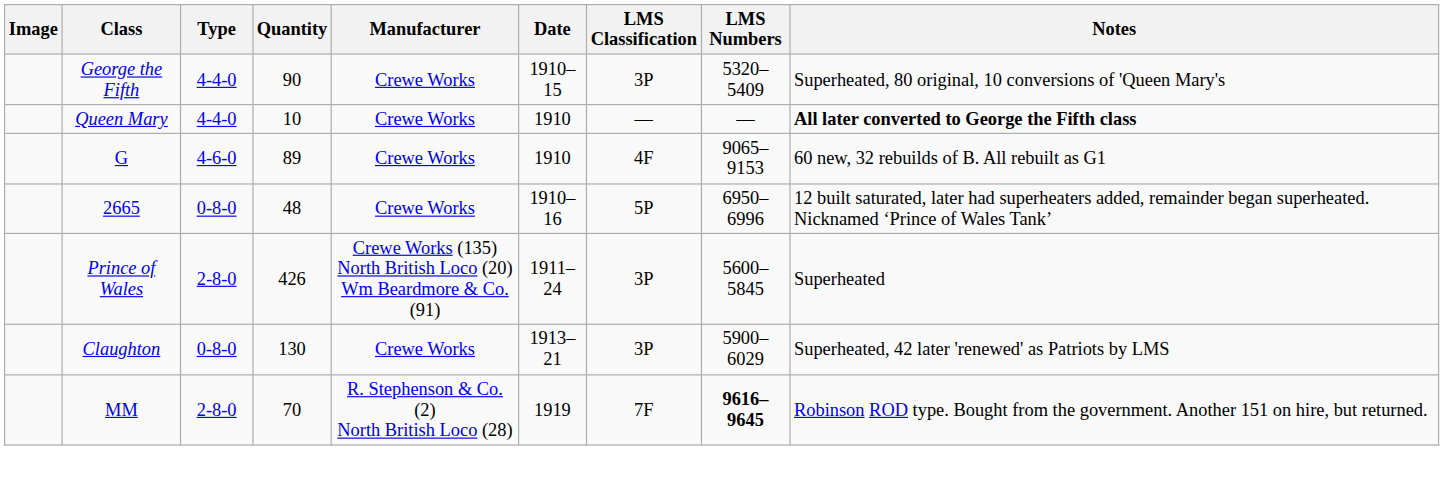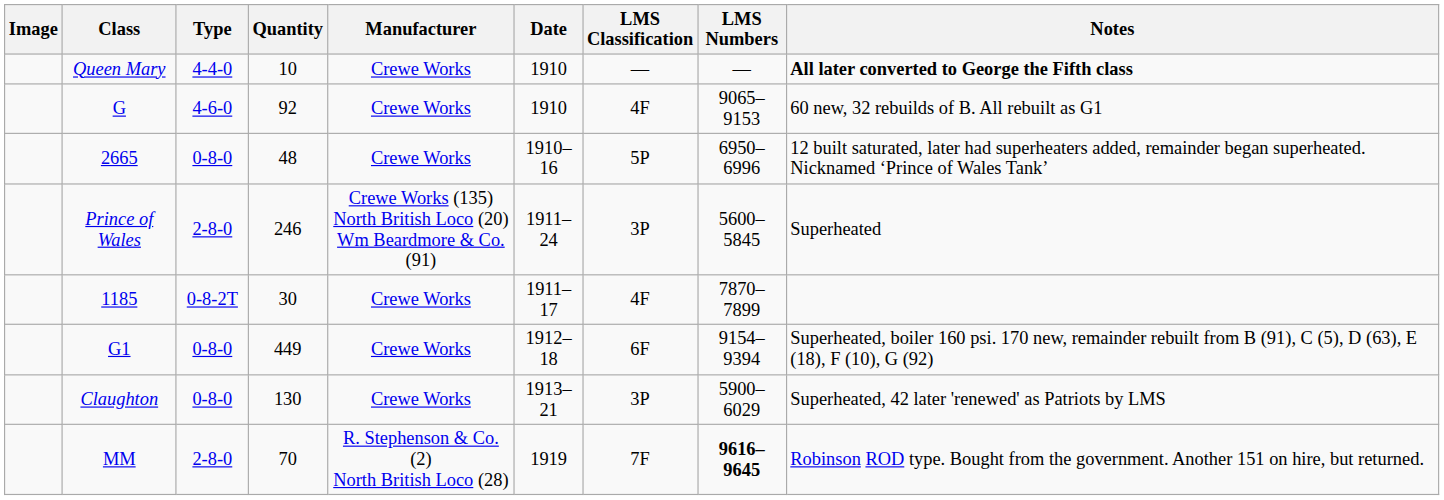- row: (121, 79)
(292, 158) 89 -> (288, 108) 92
(292, 278) 426 -> (288, 228) 246
+ row: (119, 299)
+ row: (119, 349)
